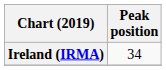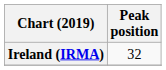(134, 53) 34 -> (134, 53) 32
